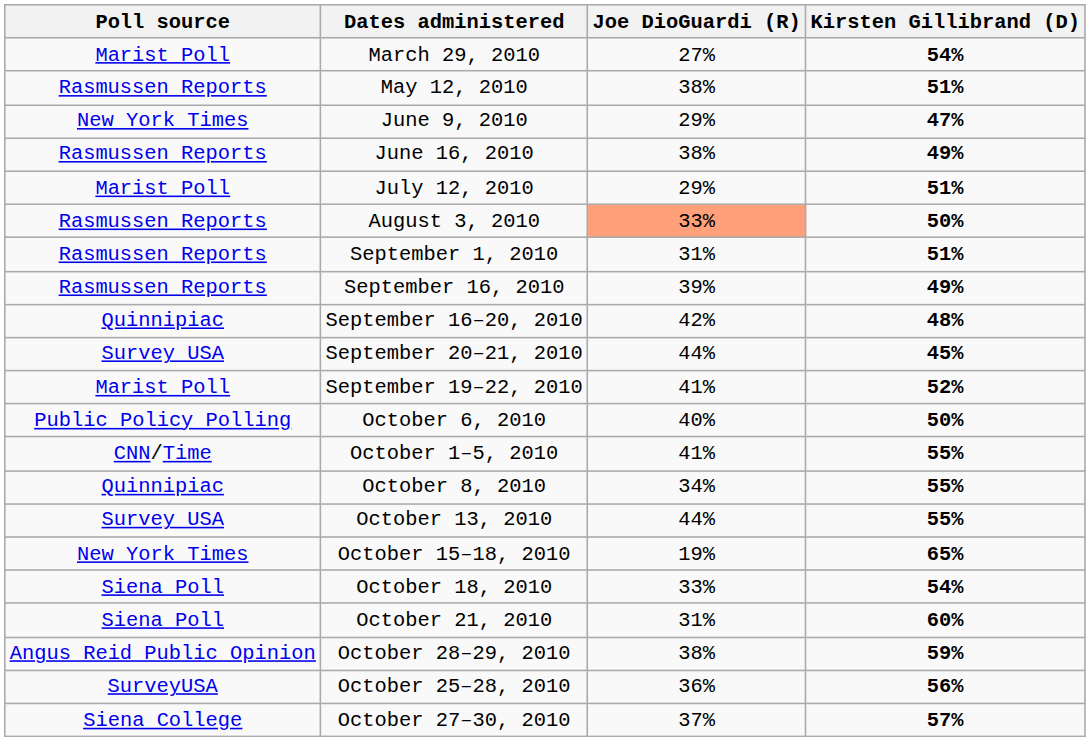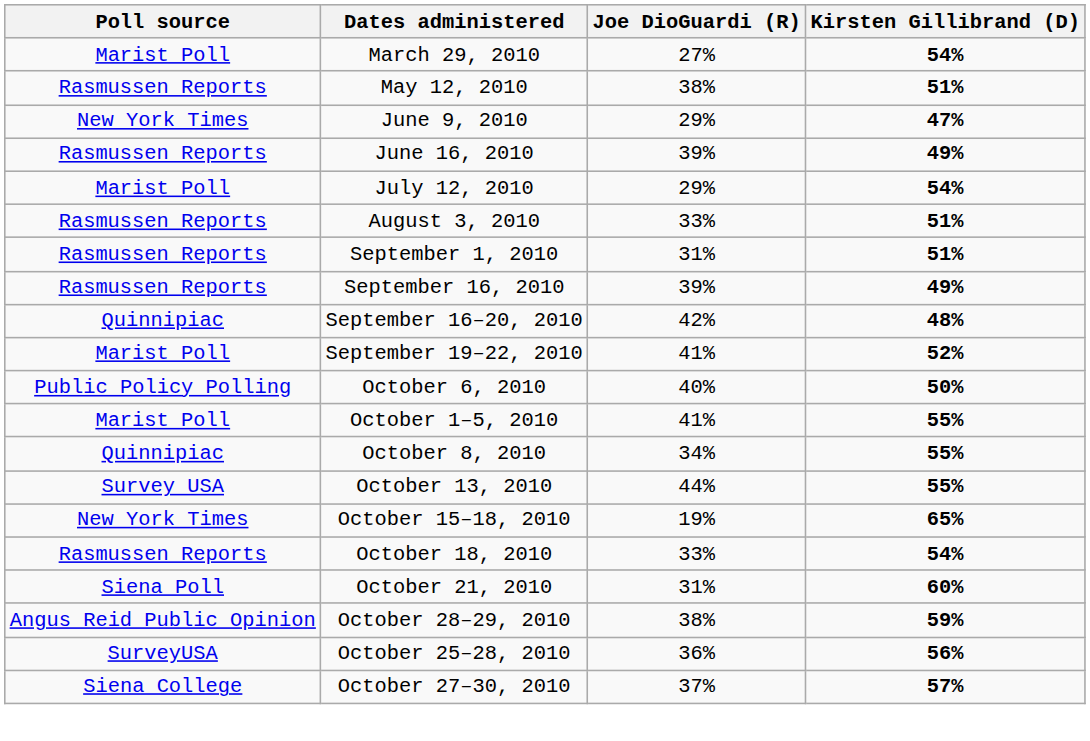(697, 154) 38% -> (697, 154) 39%
(945, 188) 51% -> (945, 188) 54%
(697, 221) lightsalmon background -> (697, 221) no background
(945, 221) 50% -> (945, 221) 51%
- row: (454, 354)
(163, 454) CNN/Time -> (163, 421) Marist Poll
(163, 587) Siena Poll -> (163, 554) Rasmussen Reports
